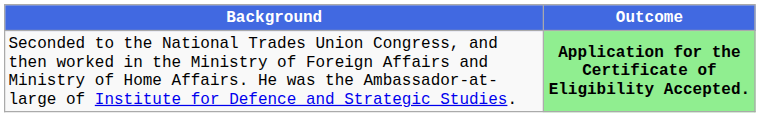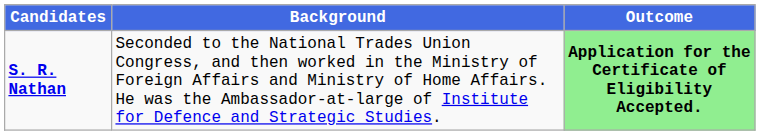+ column: (58, 18)
